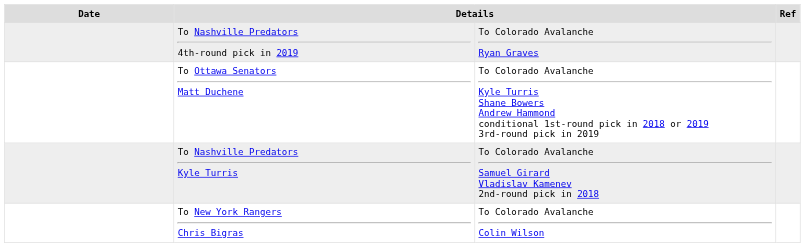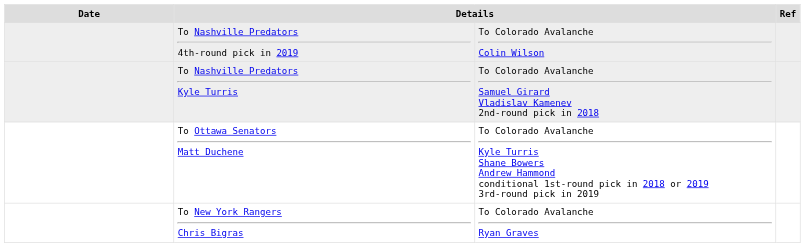(625, 42) To Colorado Avalanche Ryan Graves -> (625, 42) To Colorado Avalanche Colin Wilson
rows swapped: (324, 81) <-> (324, 163)
(625, 223) To Colorado Avalanche Colin Wilson -> (625, 223) To Colorado Avalanche Ryan Graves
